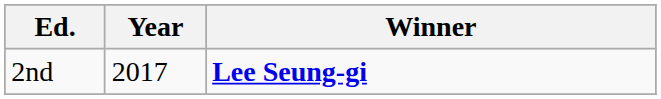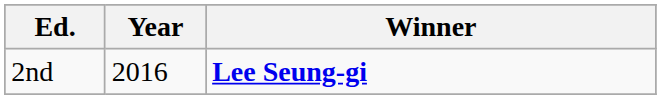(140, 71) 2017 -> (140, 71) 2016
